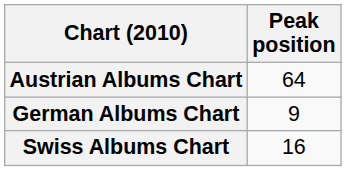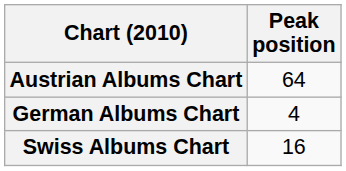(294, 113) 9 -> (294, 113) 4
